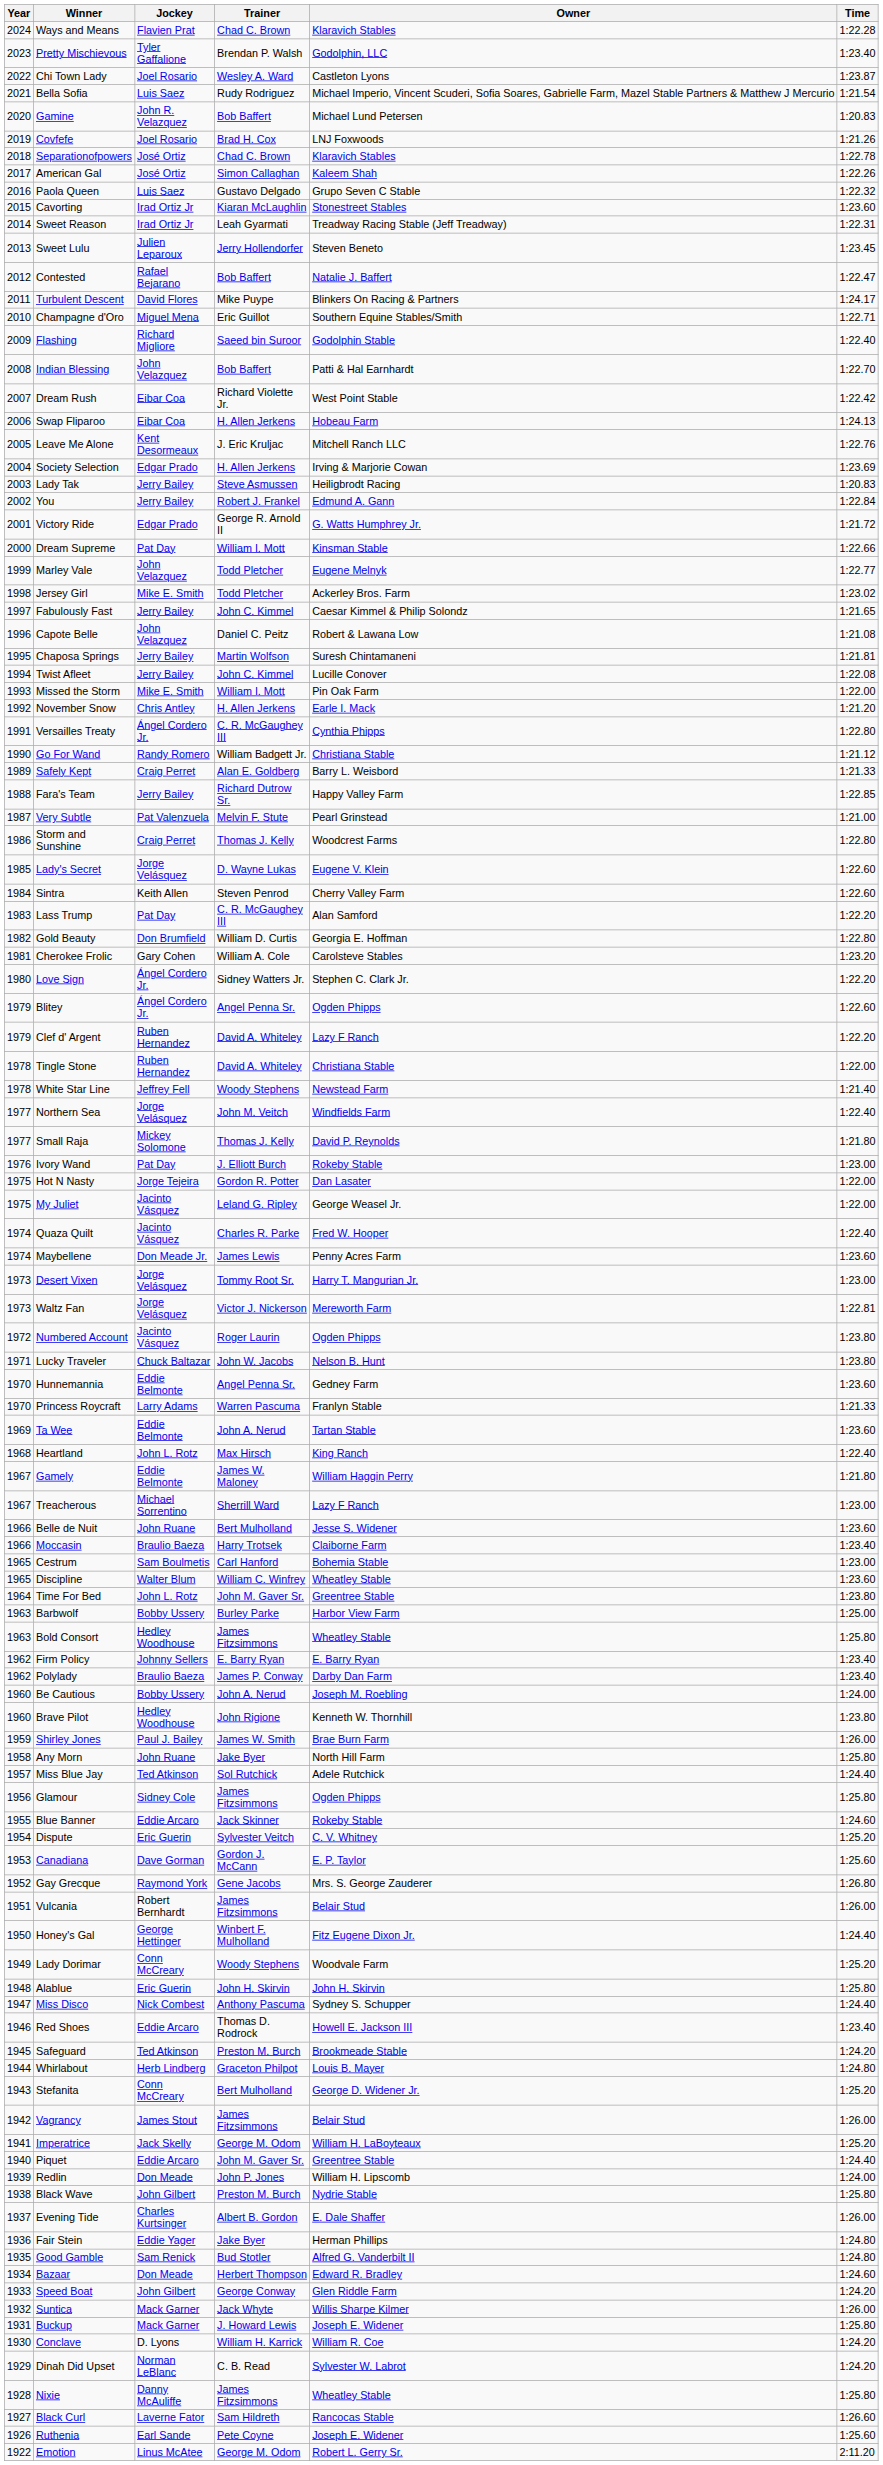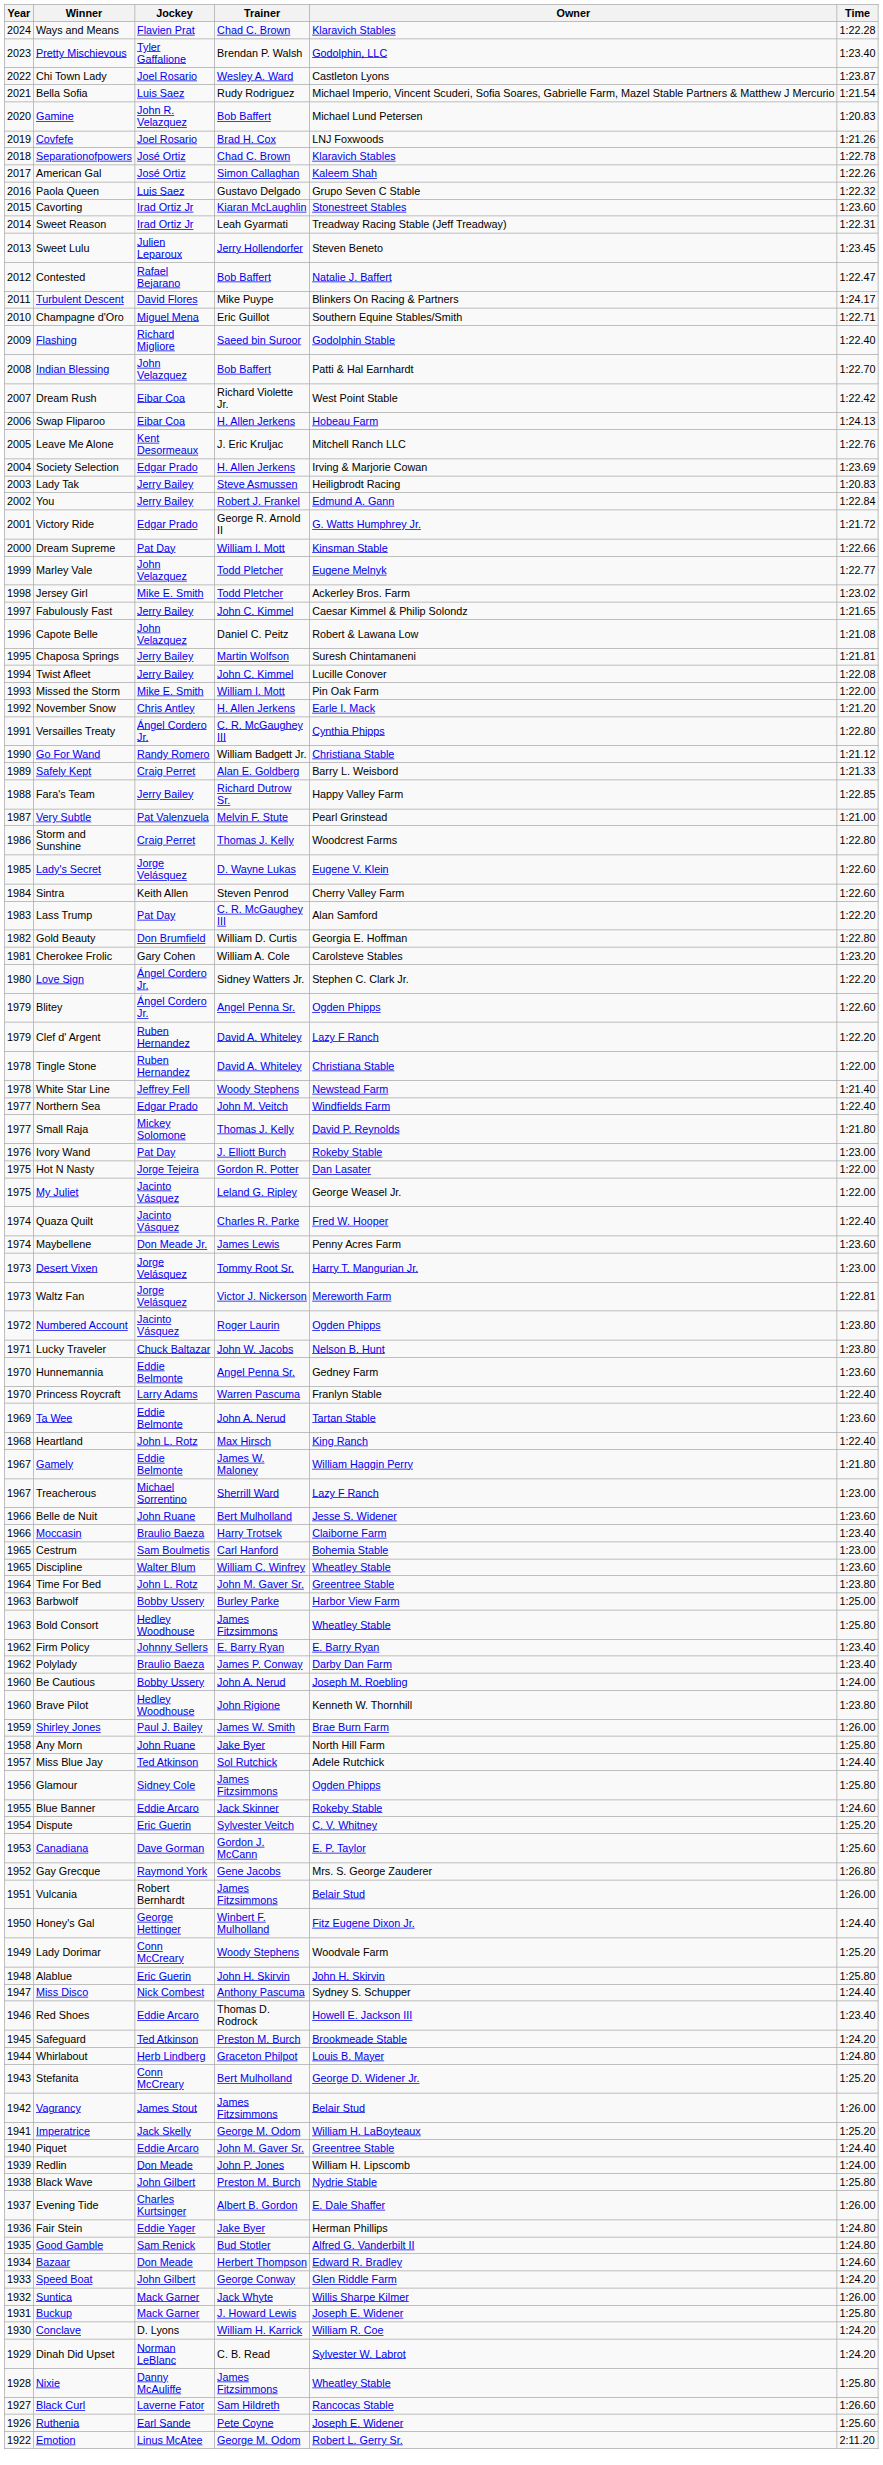(162, 1112) Jorge Velásquez -> (167, 1106) Edgar Prado
(858, 1407) 1:21.33 -> (858, 1395) 1:22.40
